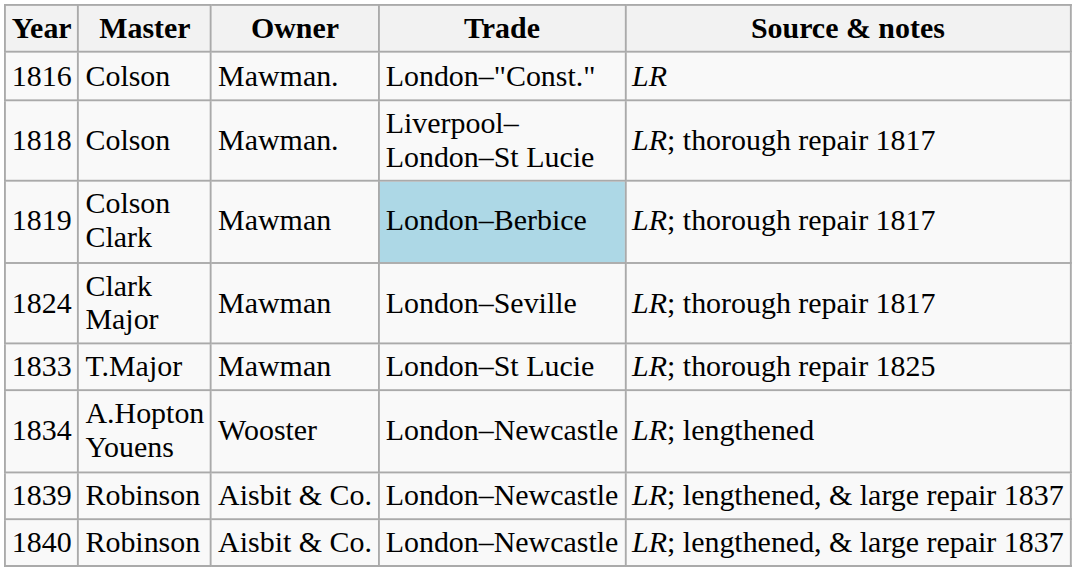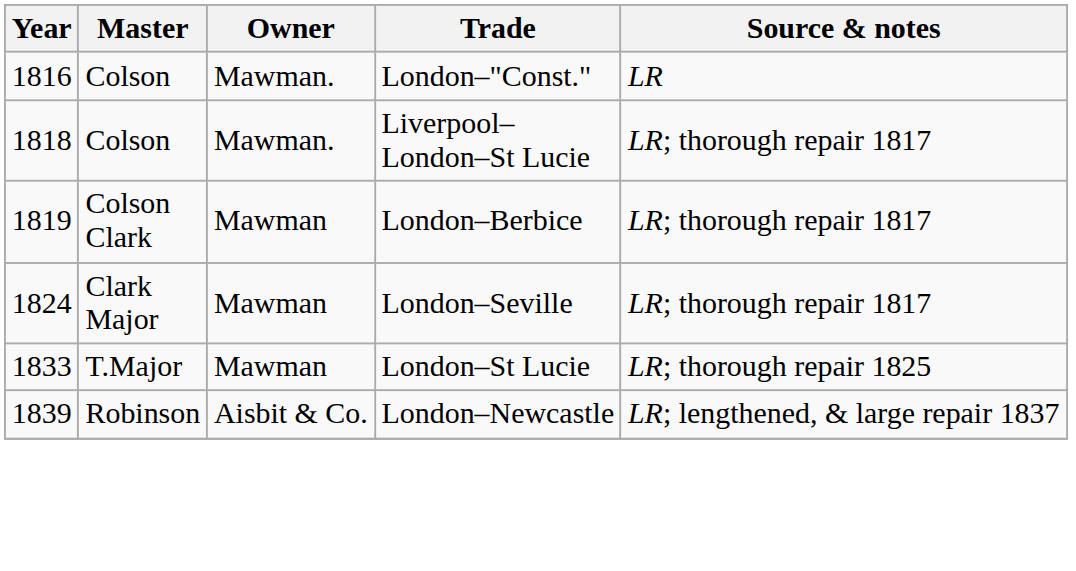(486, 221) lightblue background -> (482, 221) no background
- row: (42, 430)
- row: (42, 542)
